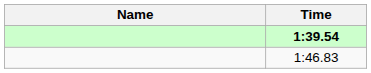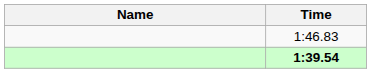rows swapped: (316, 36) <-> (316, 57)
